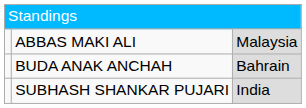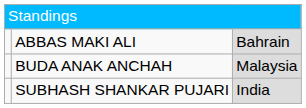(267, 41) Malaysia -> (263, 41) Bahrain
(263, 66) Bahrain -> (267, 66) Malaysia
